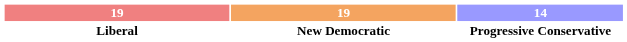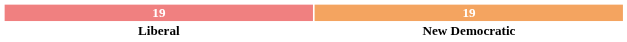- column: (540, 12)
